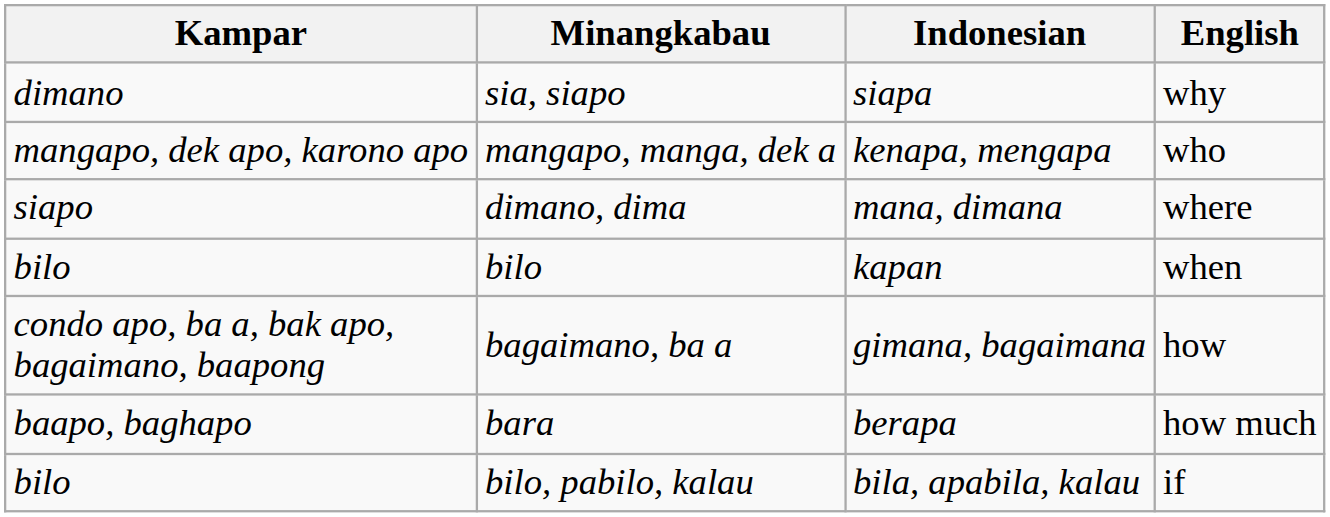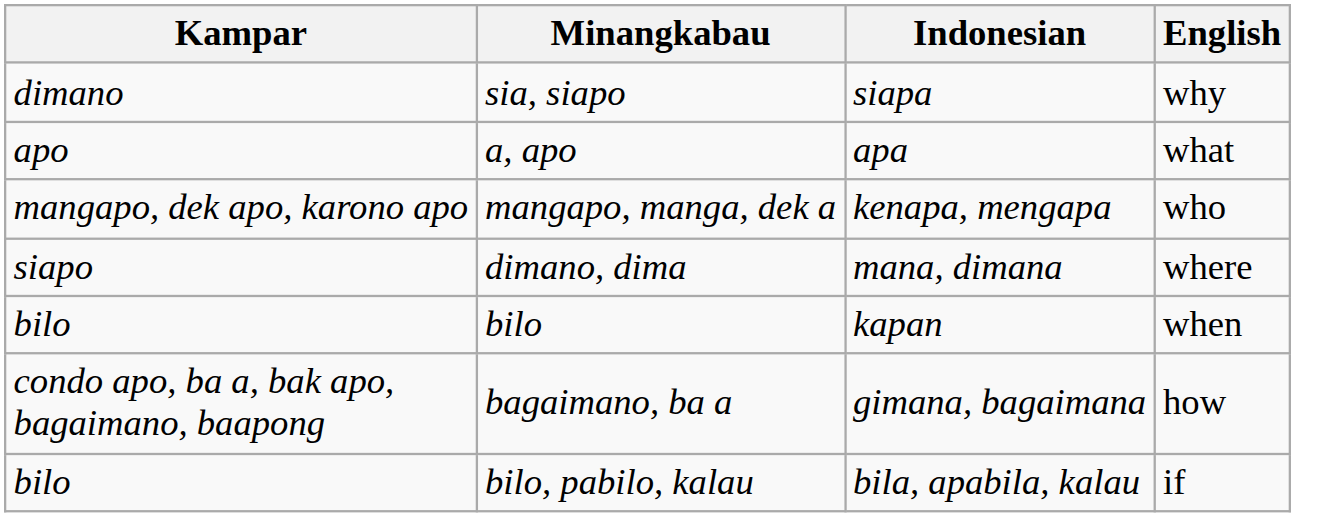+ row: (531, 149)
- row: (520, 423)
